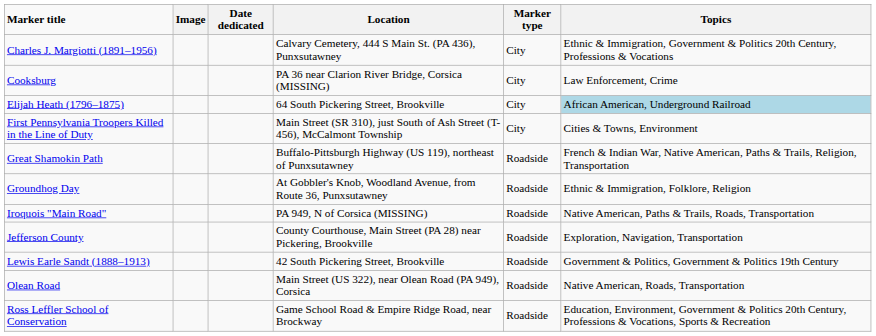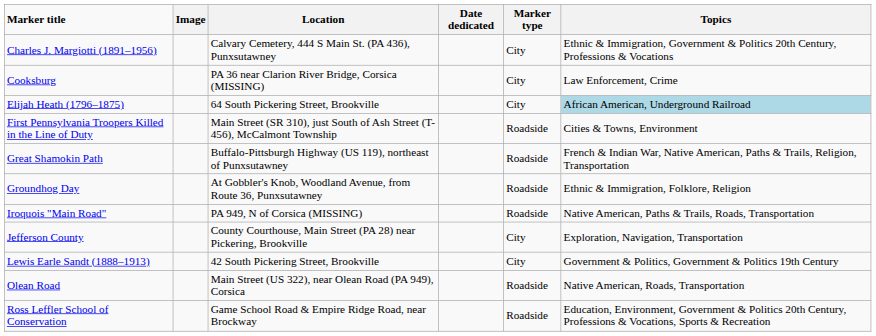columns swapped: (241, 19) <-> (389, 19)
(516, 128) City -> (527, 128) Roadside
(527, 237) Roadside -> (516, 237) City
(527, 261) Roadside -> (516, 261) City
